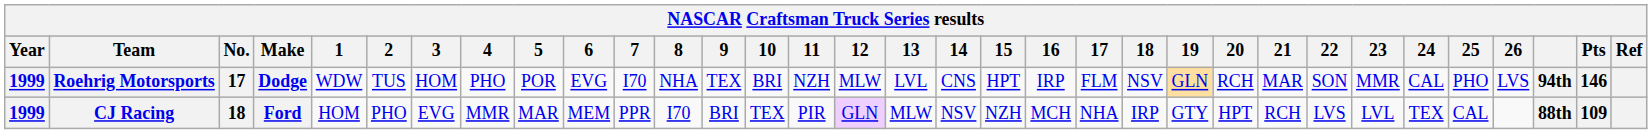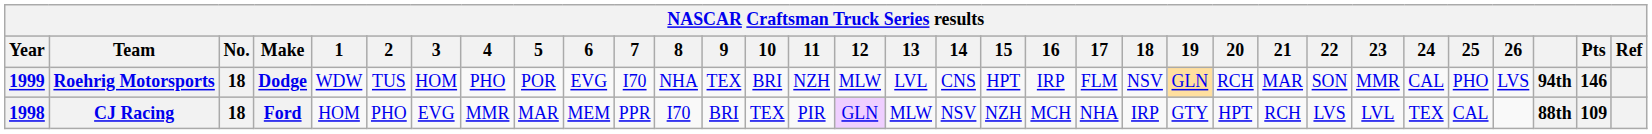(237, 81) 17 -> (237, 81) 18
(27, 112) 1999 -> (27, 112) 1998
